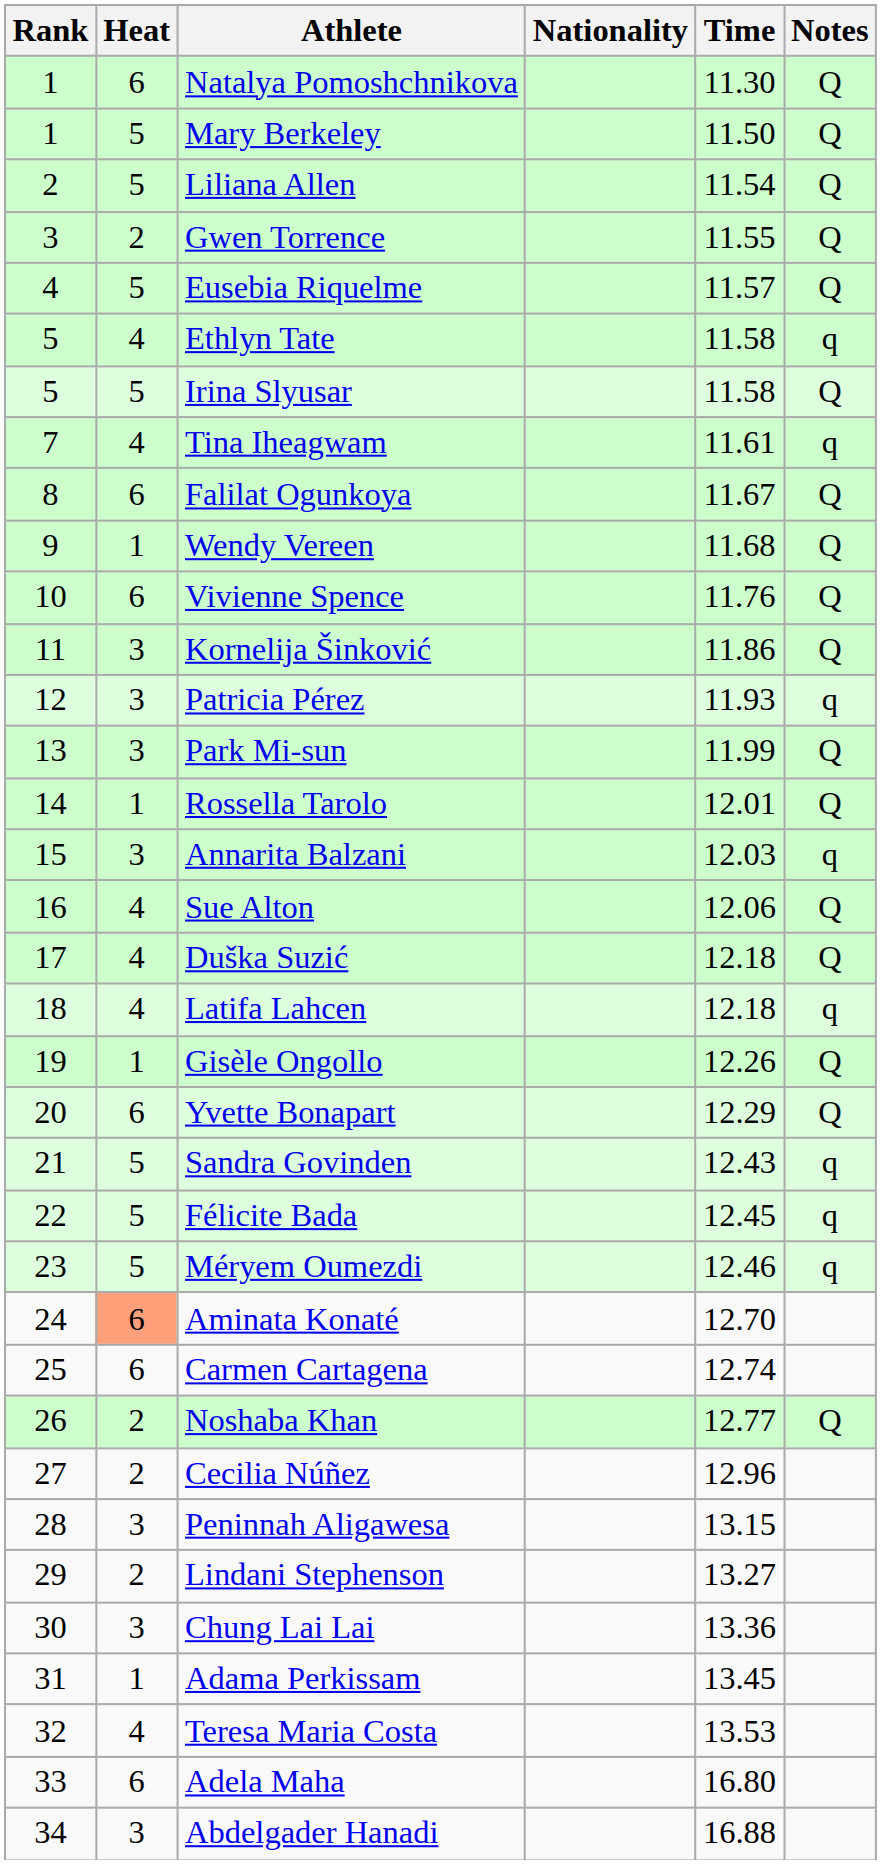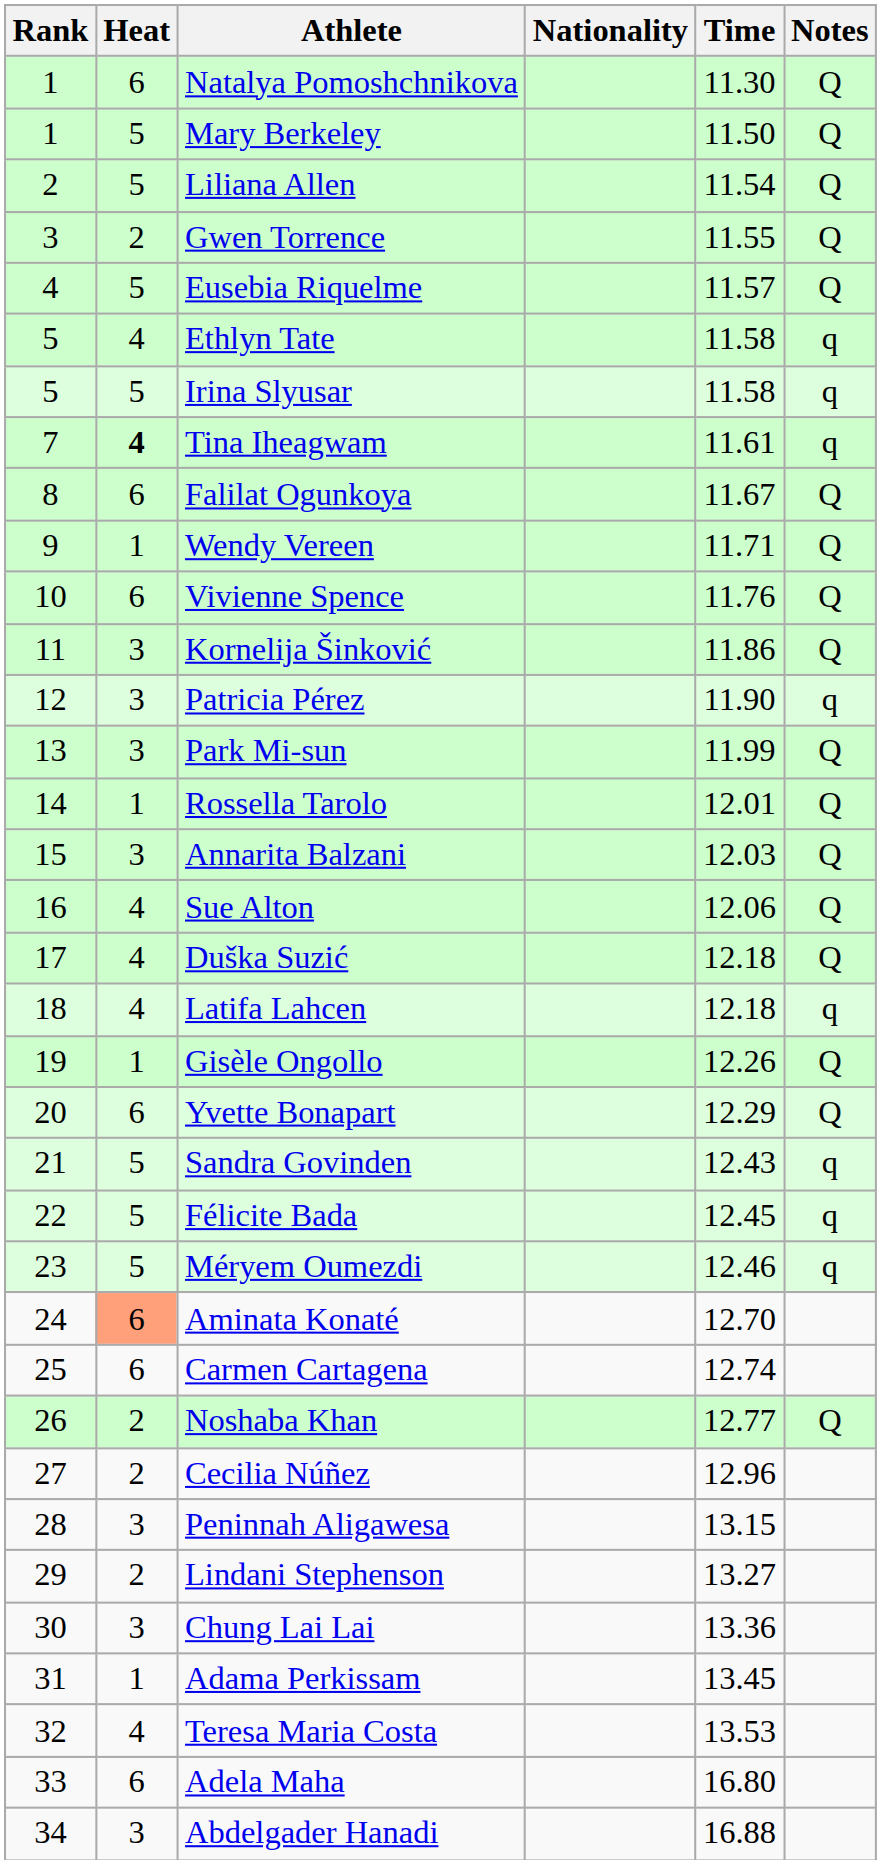(830, 390) Q -> (830, 390) q
(137, 442) normal -> (137, 442) bold
(740, 545) 11.68 -> (740, 545) 11.71
(740, 699) 11.93 -> (740, 699) 11.90
(830, 854) q -> (830, 854) Q
